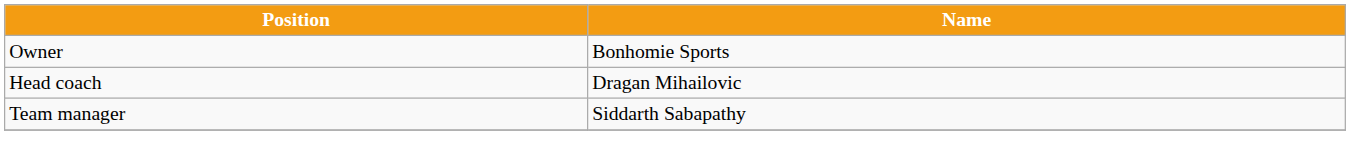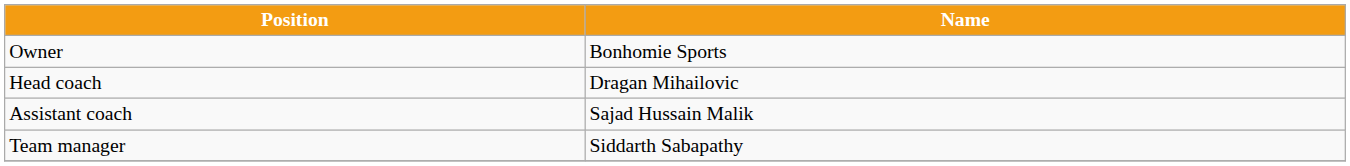+ row: (71, 113)
